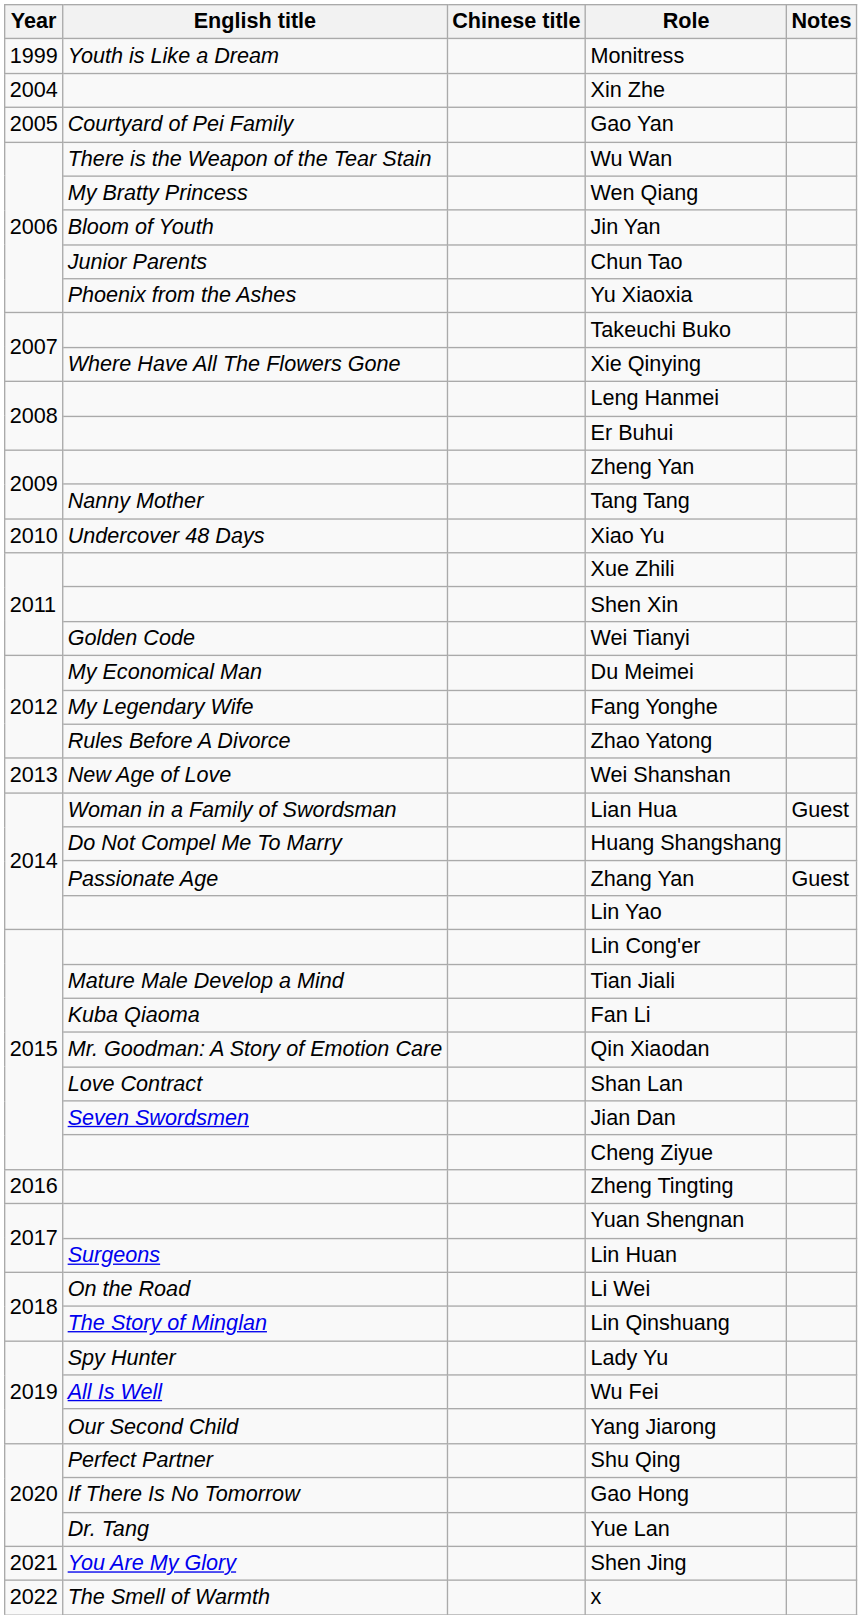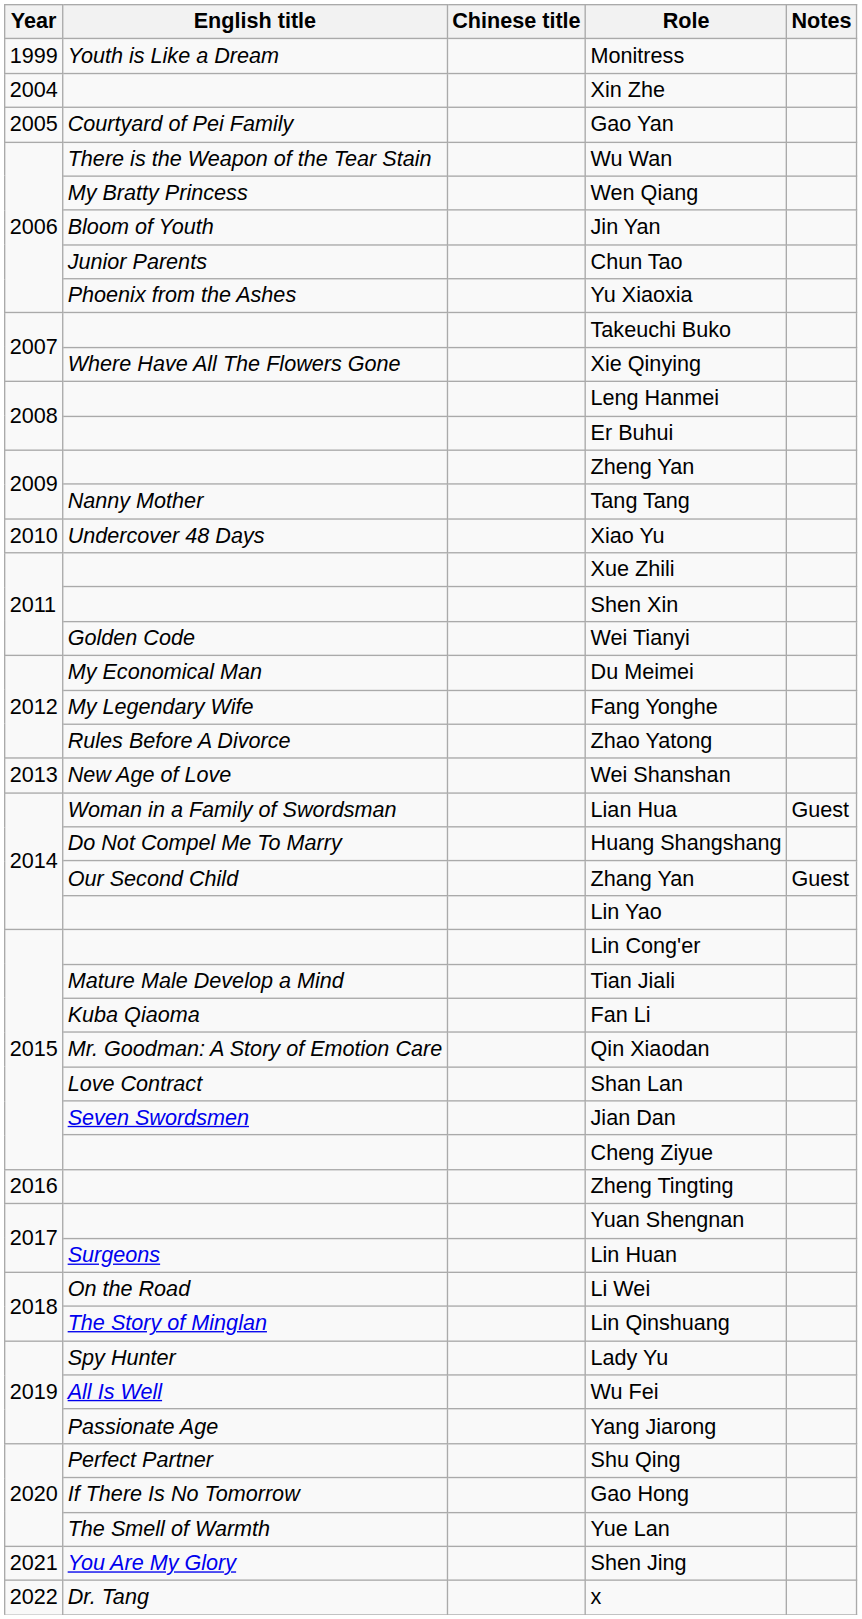(143, 878) Passionate Age -> (153, 878) Our Second Child
(153, 1426) Our Second Child -> (143, 1426) Passionate Age
(108, 1528) Dr. Tang -> (169, 1528) The Smell of Warmth
(169, 1597) The Smell of Warmth -> (108, 1597) Dr. Tang
